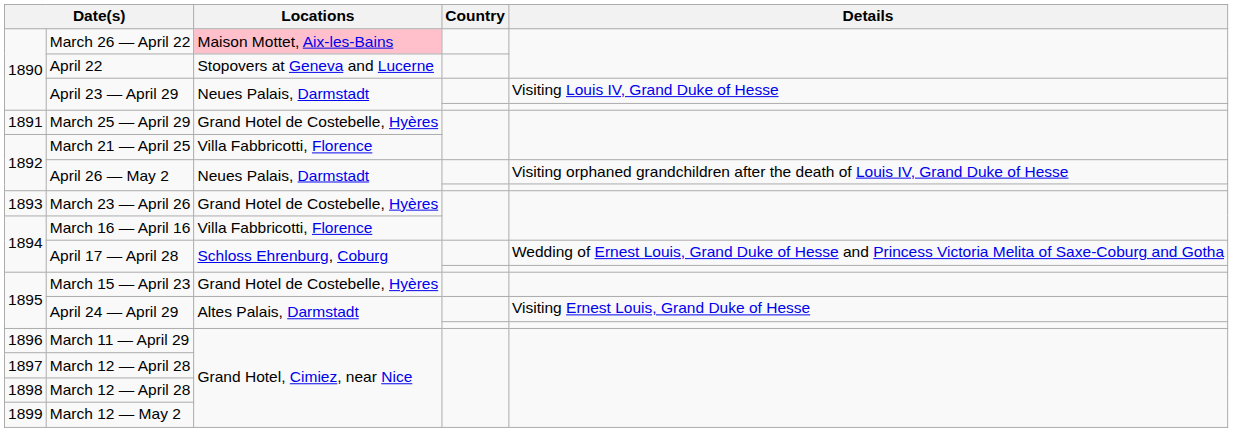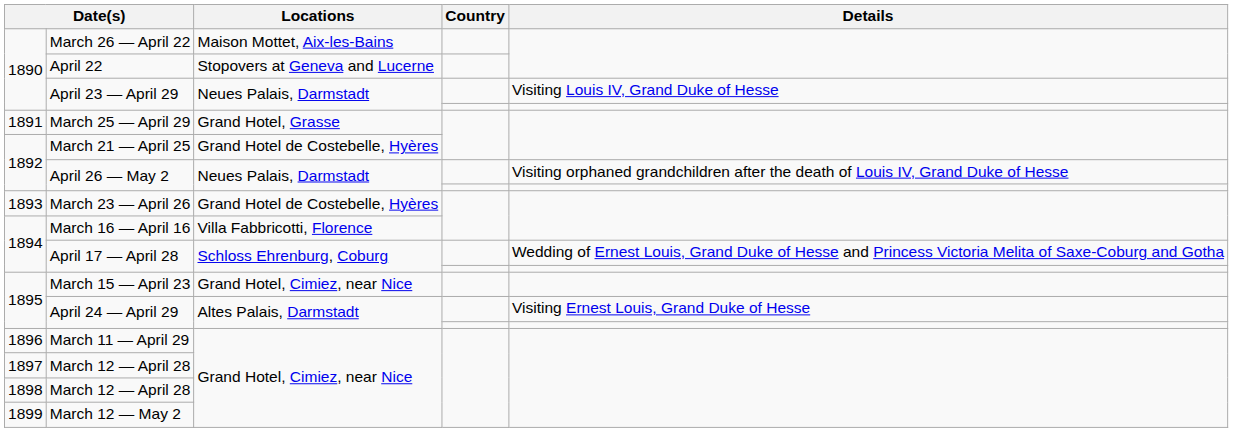(295, 41) pink background -> (295, 41) no background
(318, 122) Grand Hotel de Costebelle, Hyères -> (269, 122) Grand Hotel, Grasse
(285, 147) Villa Fabbricotti, Florence -> (318, 147) Grand Hotel de Costebelle, Hyères
(318, 284) Grand Hotel de Costebelle, Hyères -> (305, 284) Grand Hotel, Cimiez, near Nice
